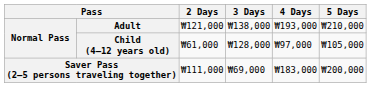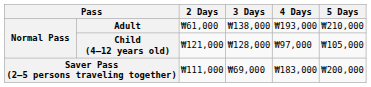(202, 26) ₩121,000 -> (200, 26) ₩61,000
(200, 45) ₩61,000 -> (202, 45) ₩121,000
